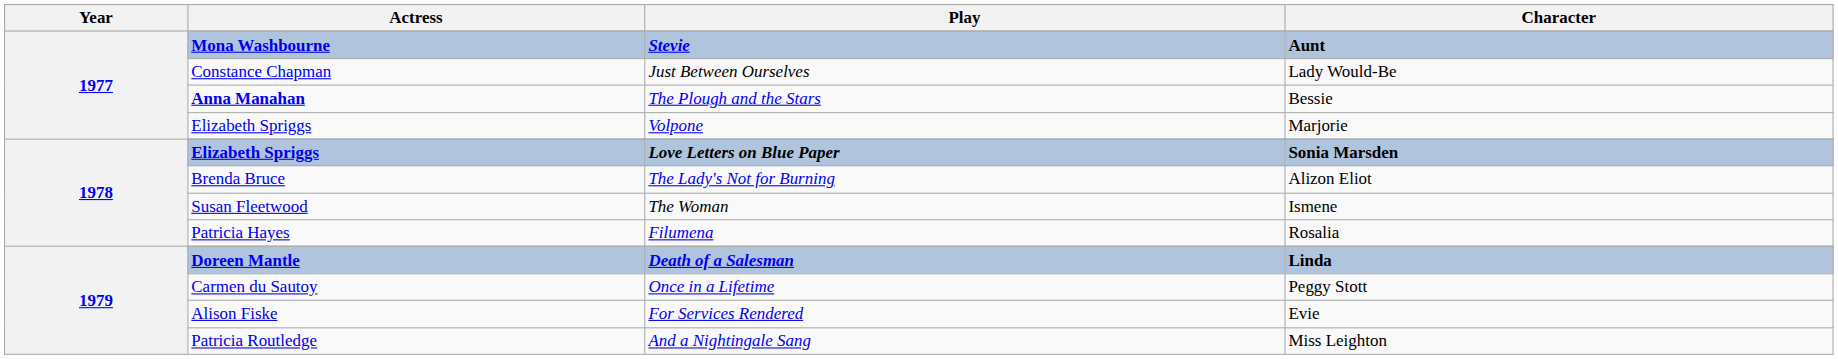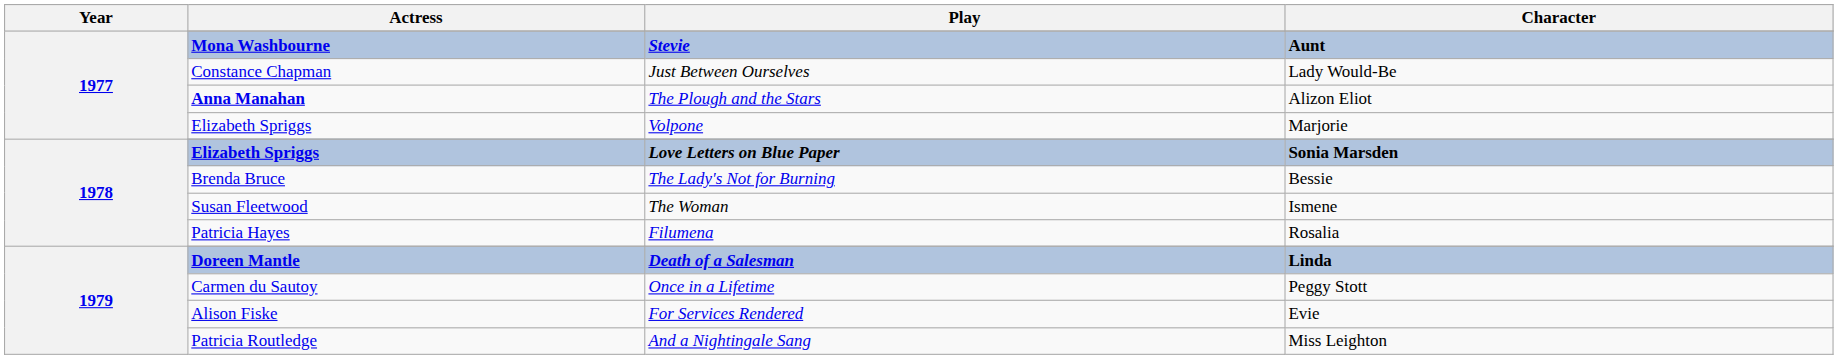(1311, 98) Bessie -> (1330, 98) Alizon Eliot
(1330, 179) Alizon Eliot -> (1311, 179) Bessie
